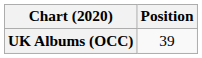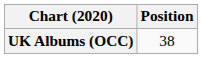(167, 41) 39 -> (167, 41) 38
